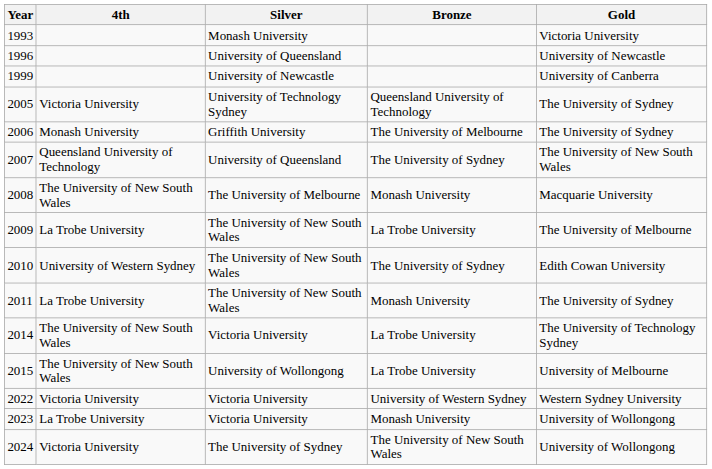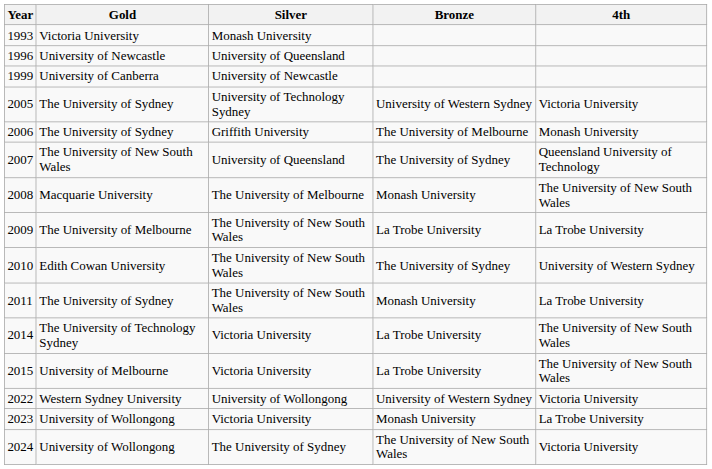columns swapped: (622, 14) <-> (121, 14)
(437, 104) Queensland University of Technology -> (454, 104) University of Western Sydney
(276, 370) University of Wollongong -> (261, 370) Victoria University
(258, 398) Victoria University -> (279, 398) University of Wollongong
